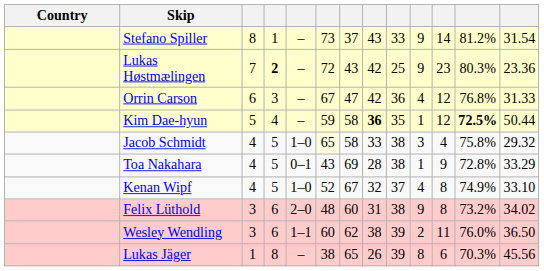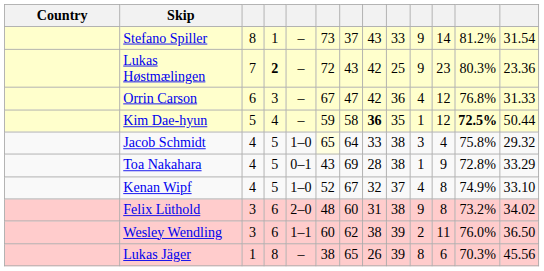(351, 143) 58 -> (351, 143) 64
